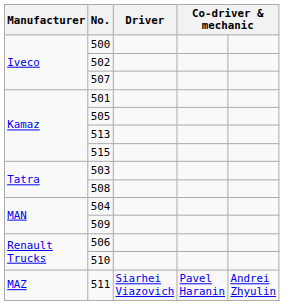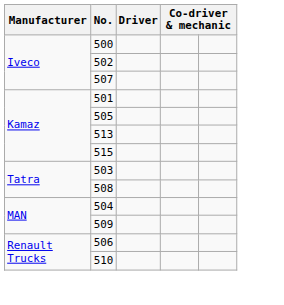- row: (100, 285)
